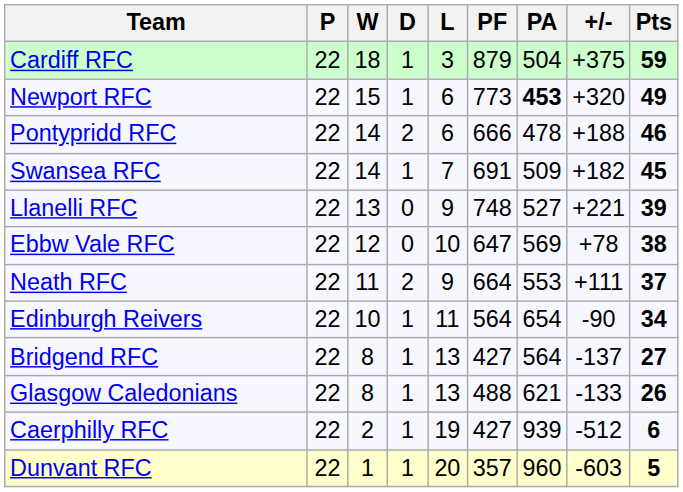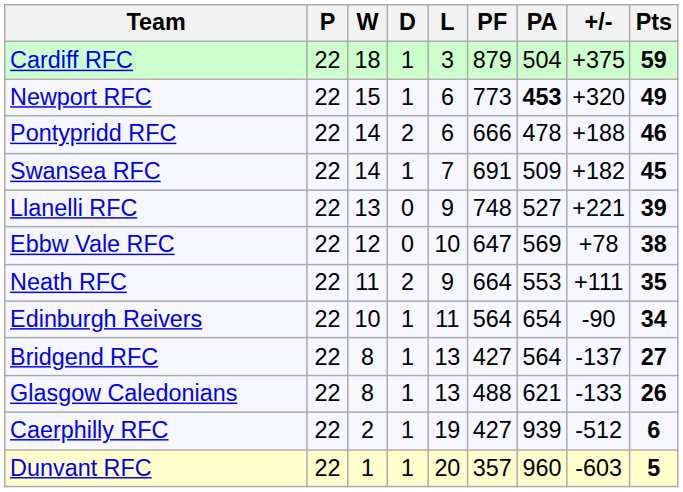(654, 282) 37 -> (654, 282) 35
